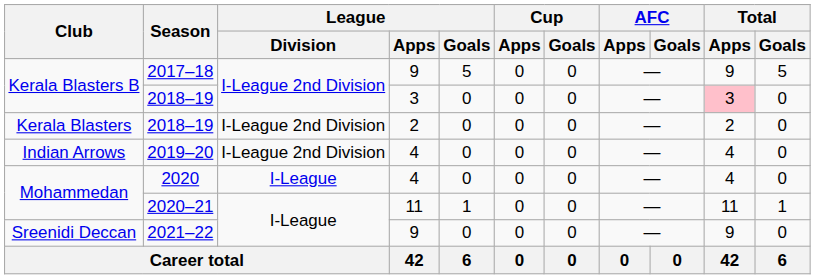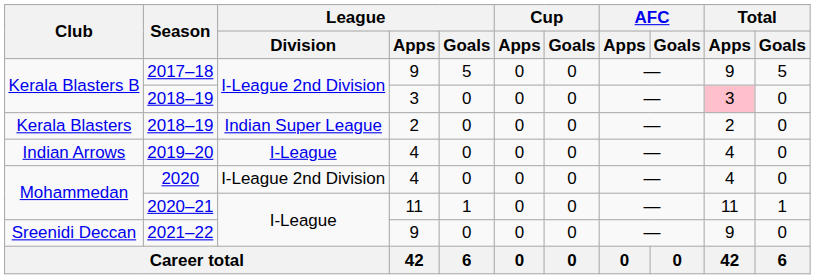(303, 125) I-League 2nd Division -> (303, 125) Indian Super League
(303, 152) I-League 2nd Division -> (303, 152) I-League
(303, 179) I-League -> (303, 179) I-League 2nd Division
